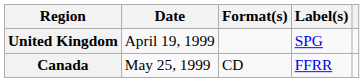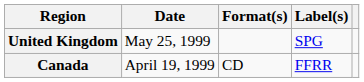(170, 41) April 19, 1999 -> (168, 41) May 25, 1999
(168, 65) May 25, 1999 -> (170, 65) April 19, 1999
